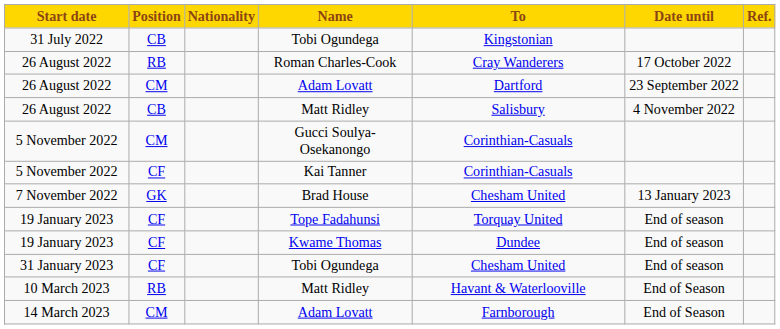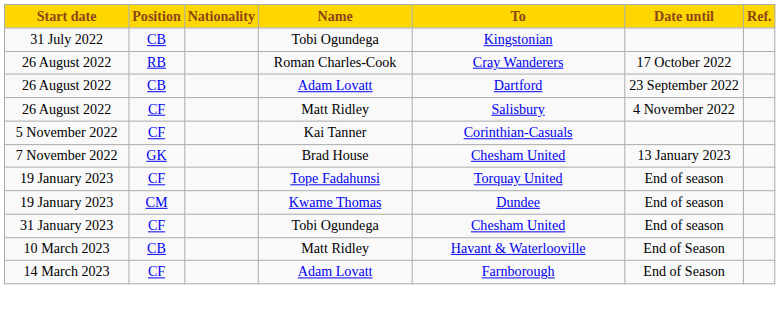(157, 86) CM -> (157, 86) CB
(157, 109) CB -> (157, 109) CF
- row: (67, 141)
(157, 242) CF -> (157, 202) CM
(157, 289) RB -> (157, 249) CB
(157, 312) CM -> (157, 272) CF
